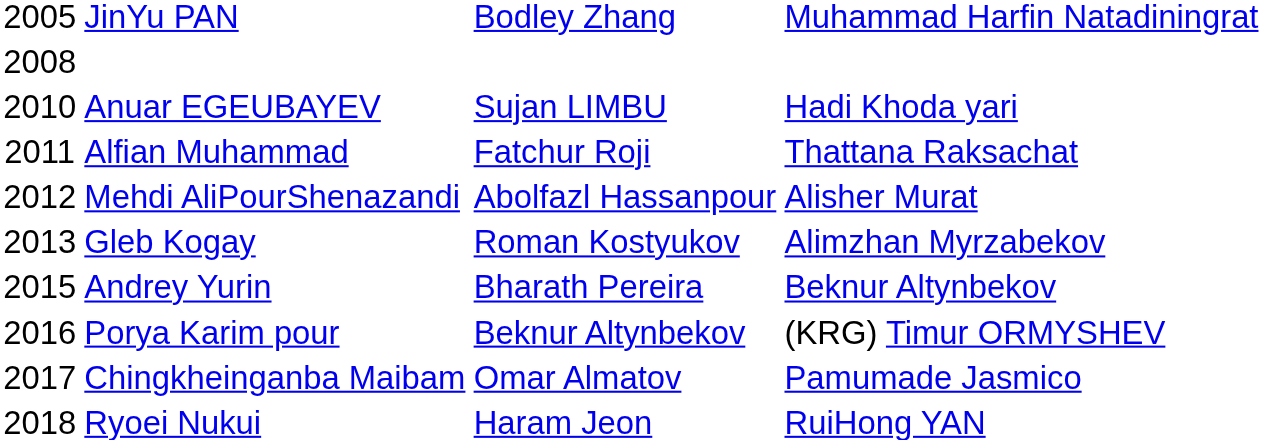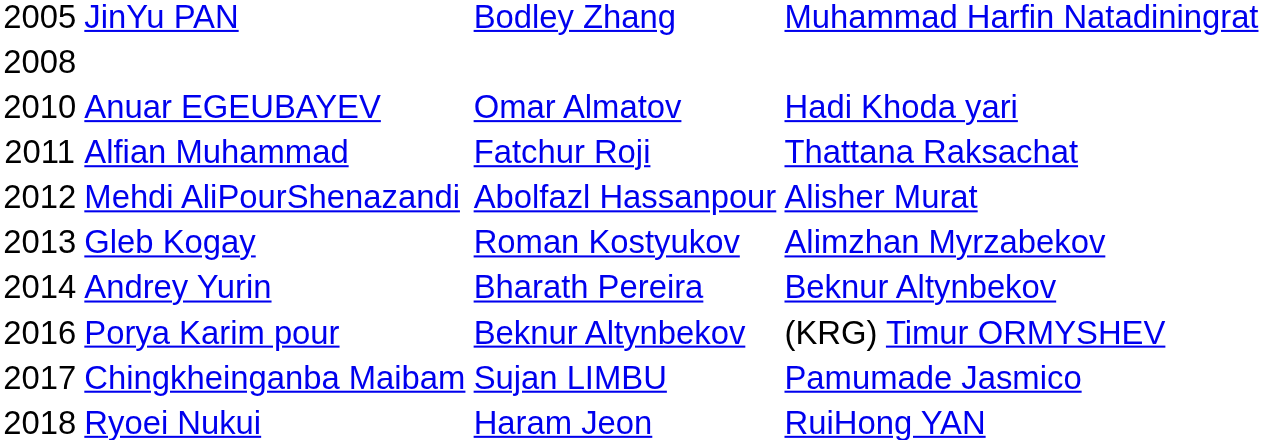(570, 107) Sujan LIMBU -> (578, 107) Omar Almatov
(40, 287) 2015 -> (40, 287) 2014
(578, 377) Omar Almatov -> (570, 377) Sujan LIMBU
